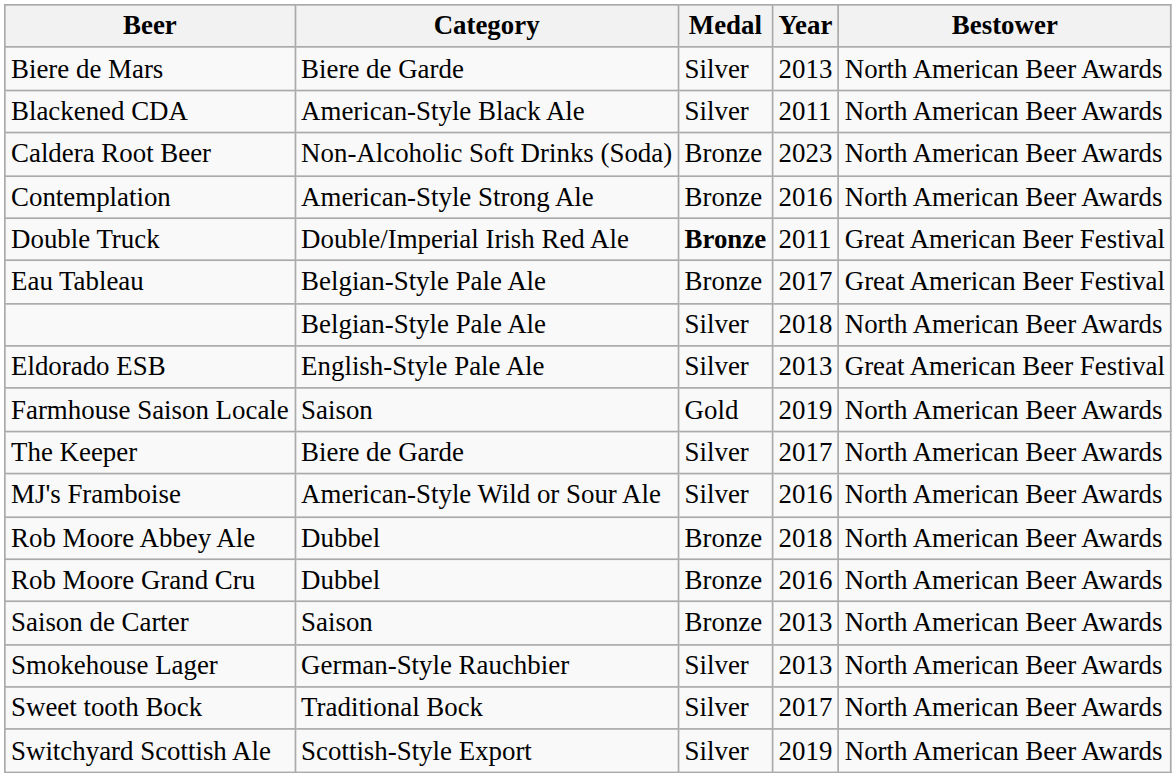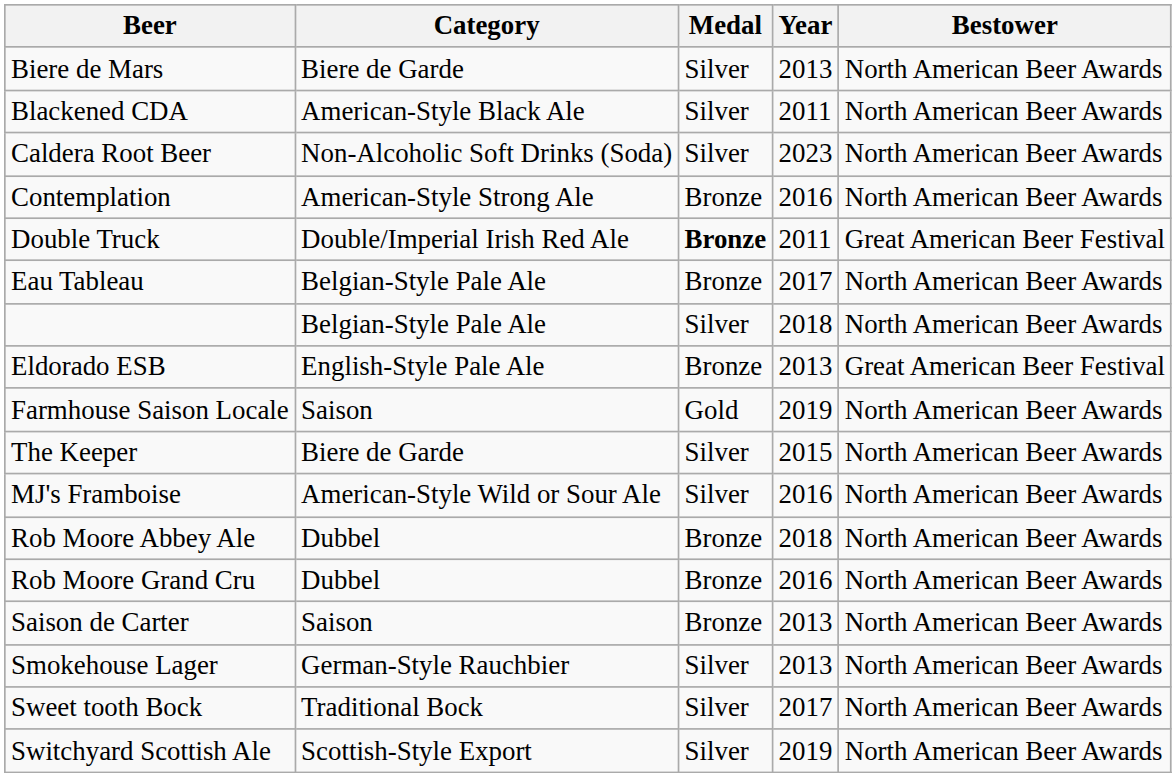(723, 153) Bronze -> (717, 153) Silver
(1005, 281) Great American Beer Festival -> (1004, 281) North American Beer Awards
(717, 366) Silver -> (723, 366) Bronze
(805, 452) 2017 -> (805, 452) 2015
